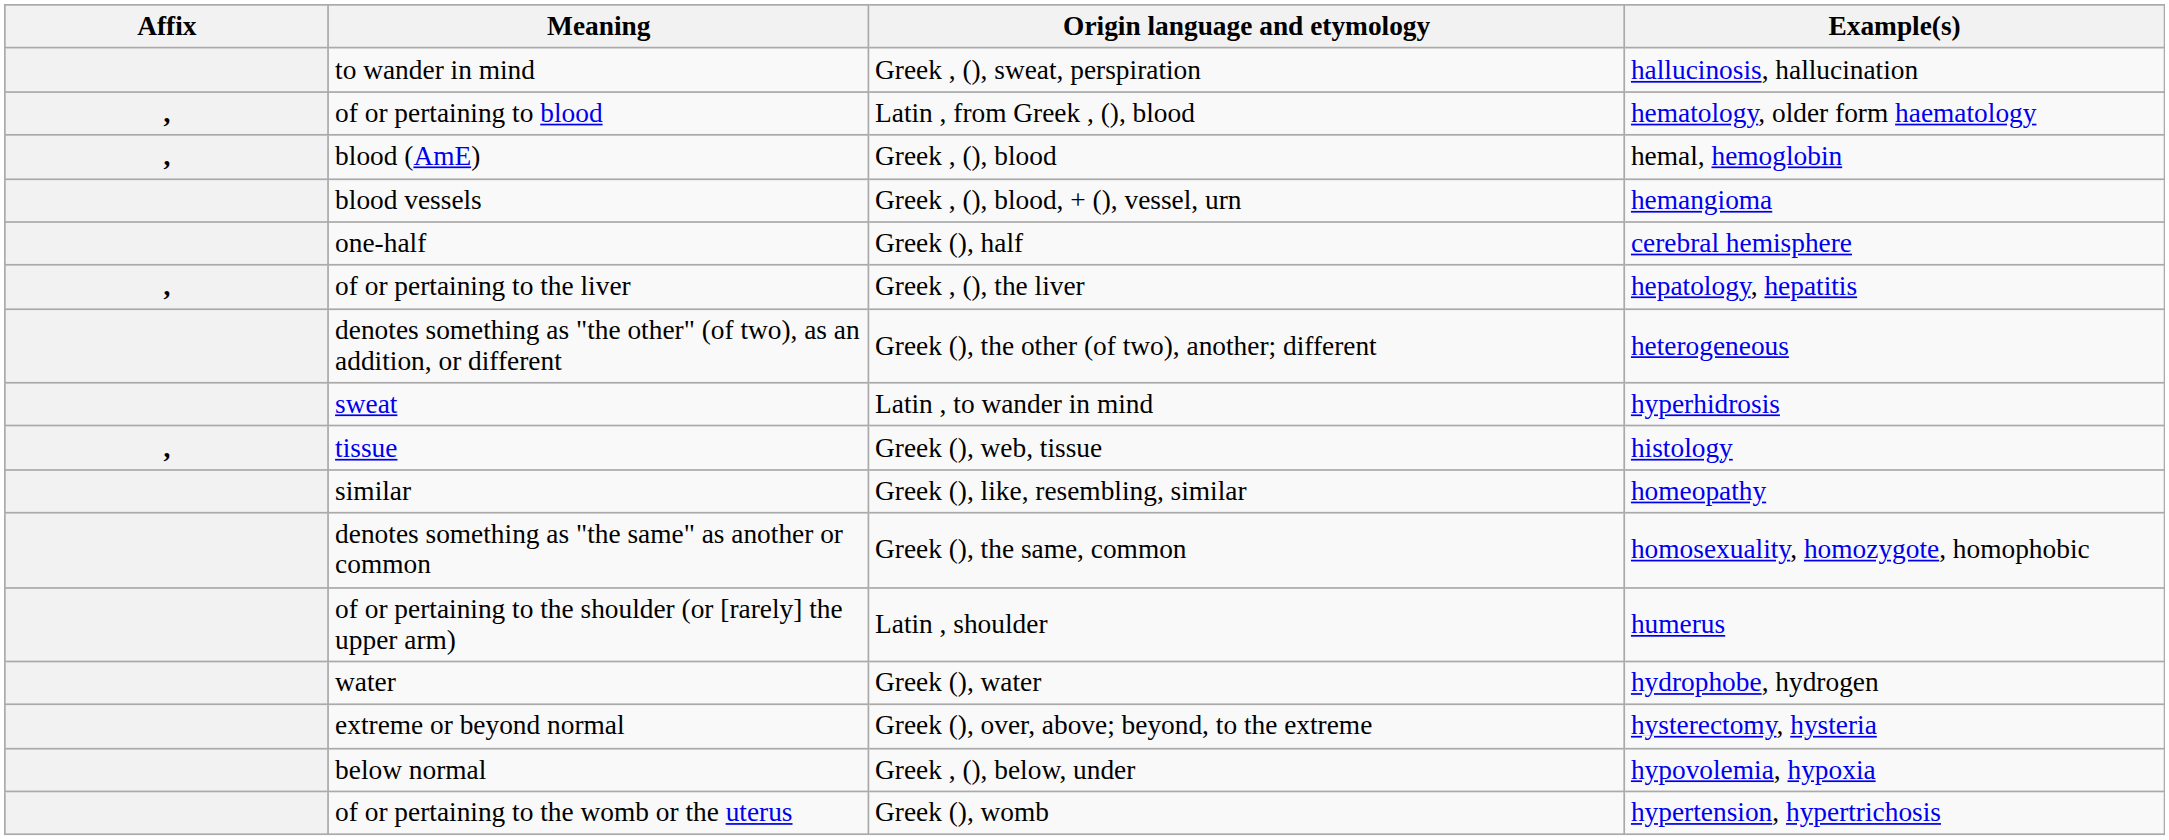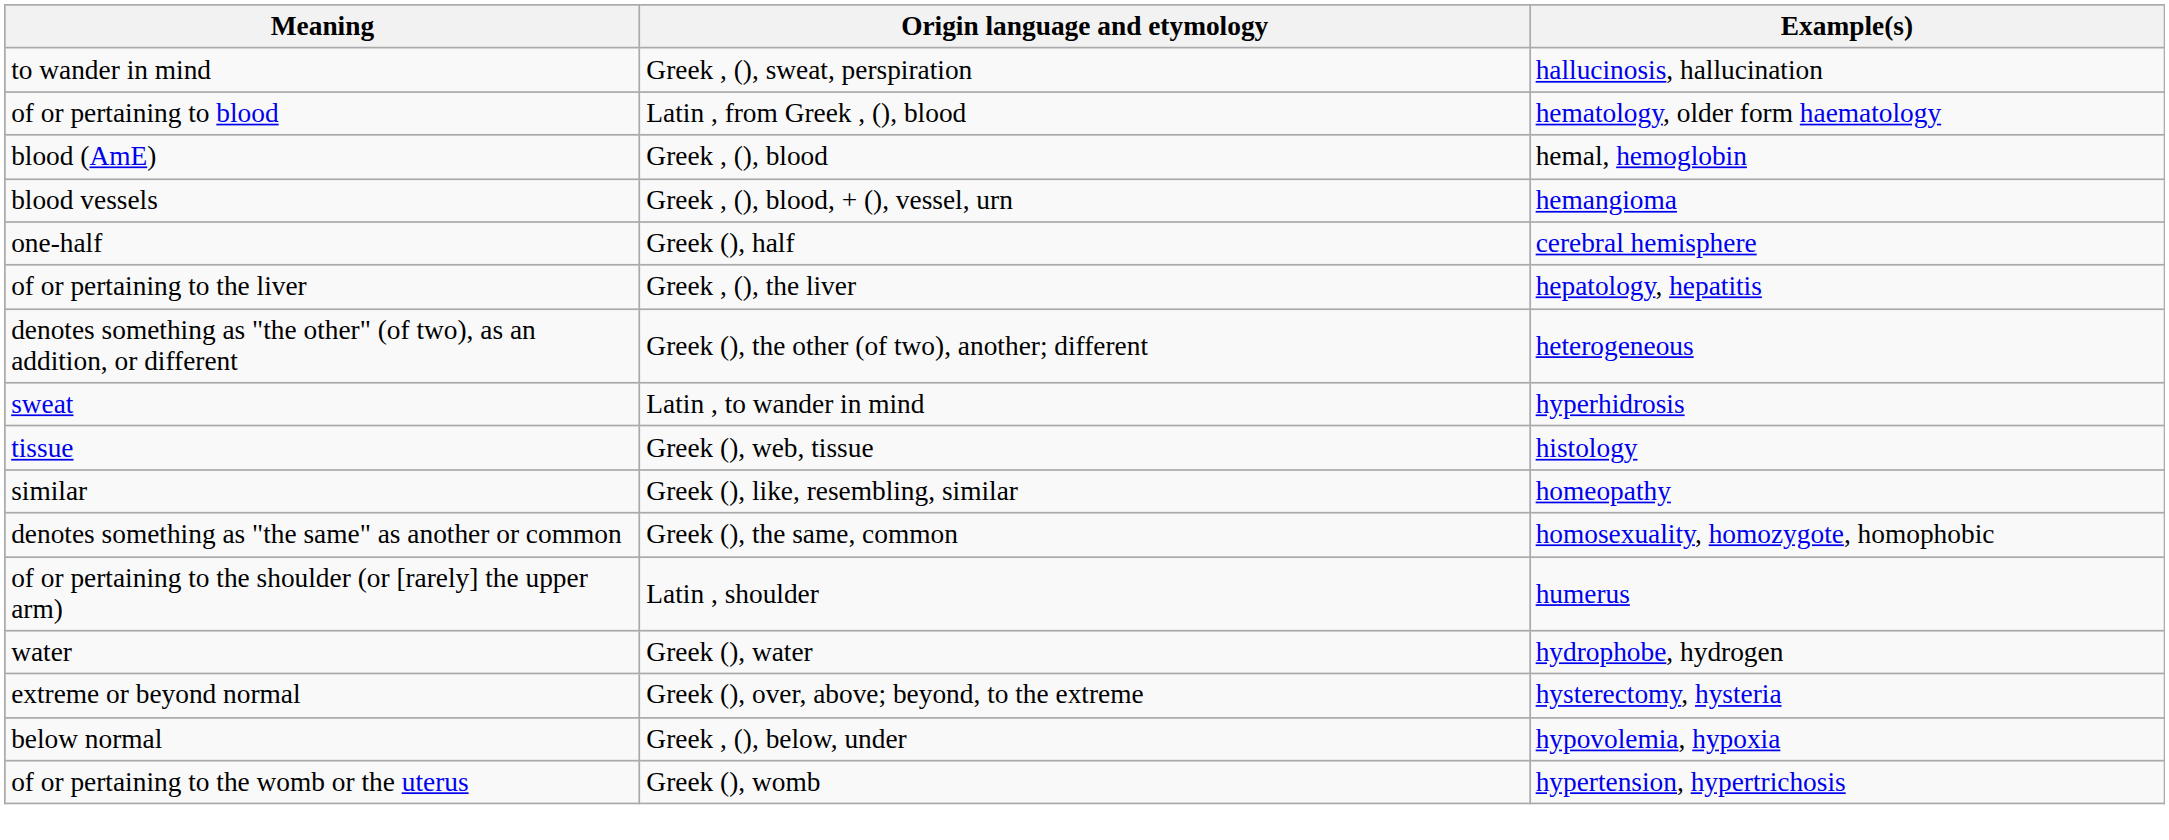- column: (167, 26)
